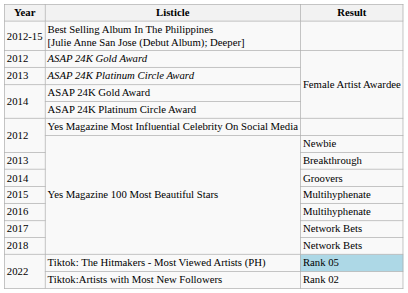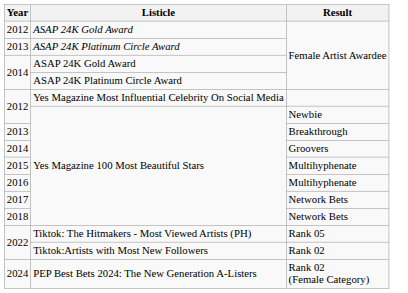- row: (25, 36)
(321, 263) lightblue background -> (307, 234) no background
+ row: (18, 274)
